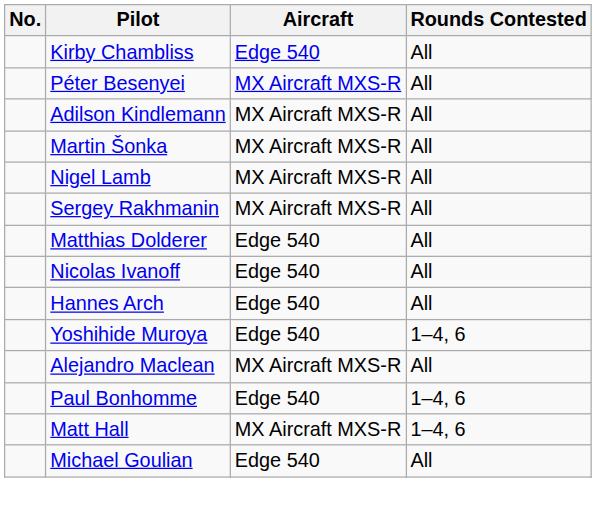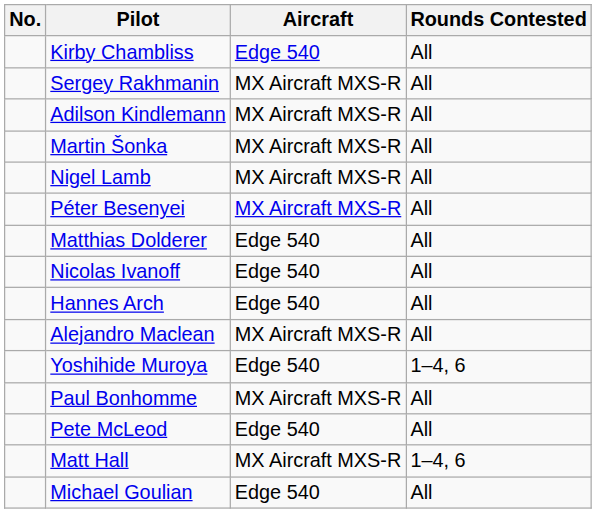rows swapped: (118, 83) <-> (135, 209)
rows swapped: (129, 334) <-> (132, 366)
(277, 397) Edge 540 -> (318, 397) MX Aircraft MXS-R
(438, 397) 1–4, 6 -> (421, 397) All
+ row: (109, 429)
